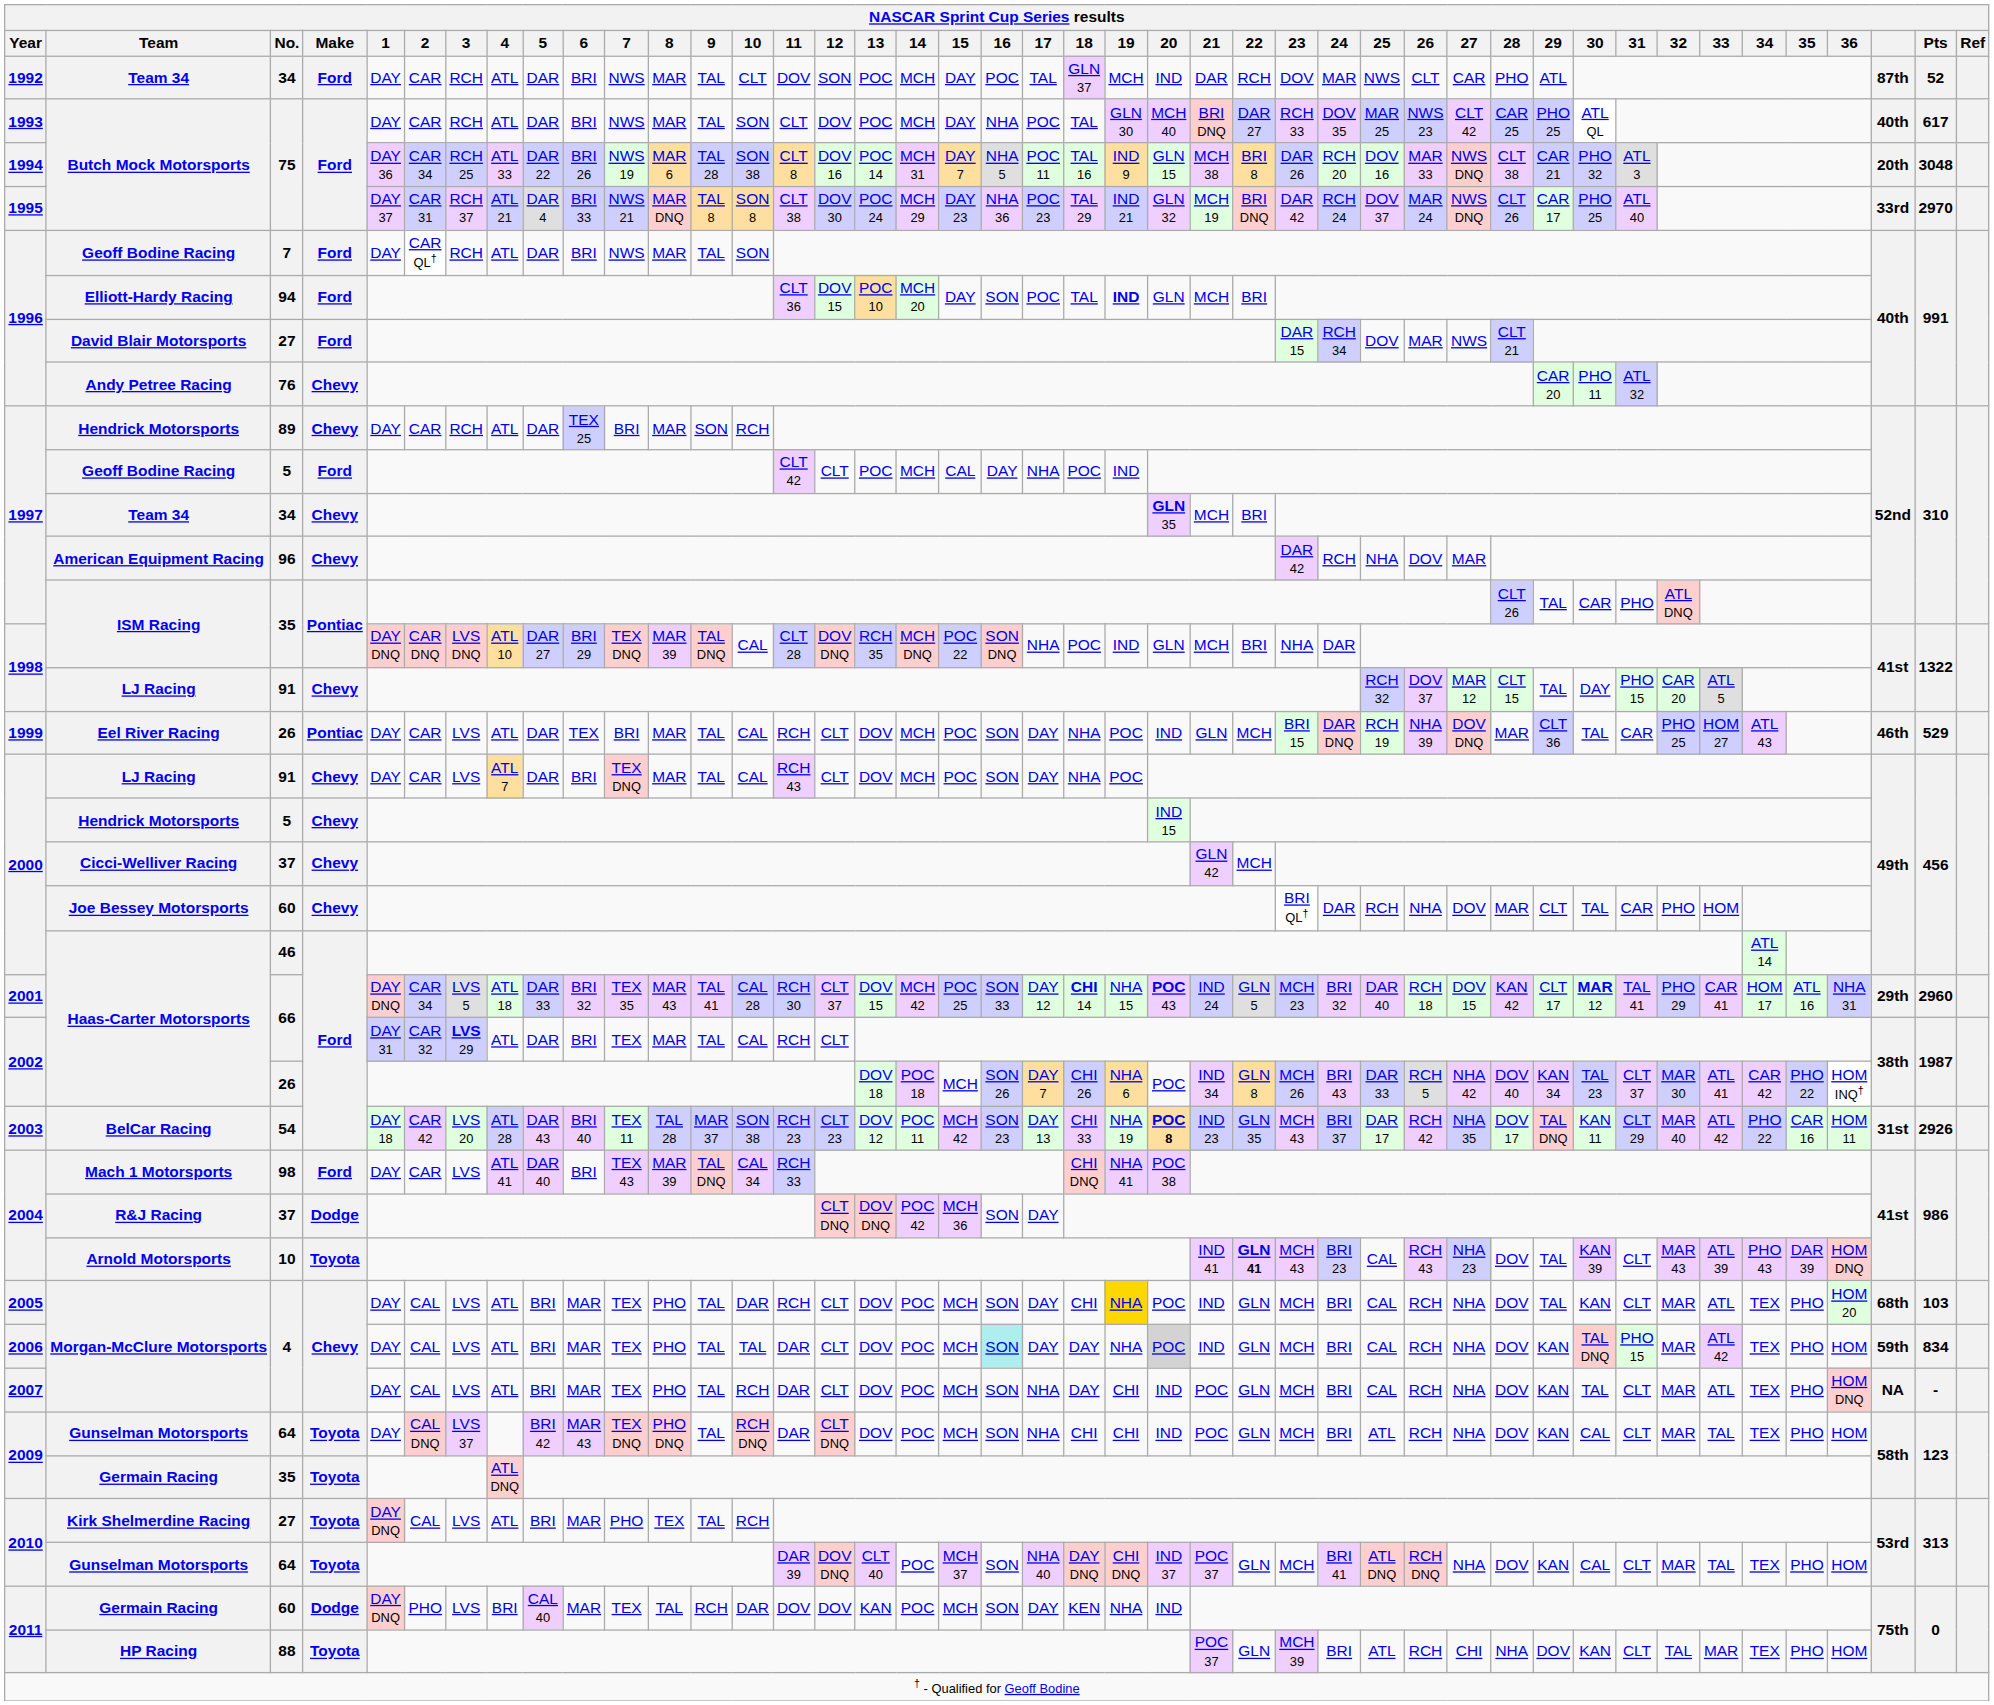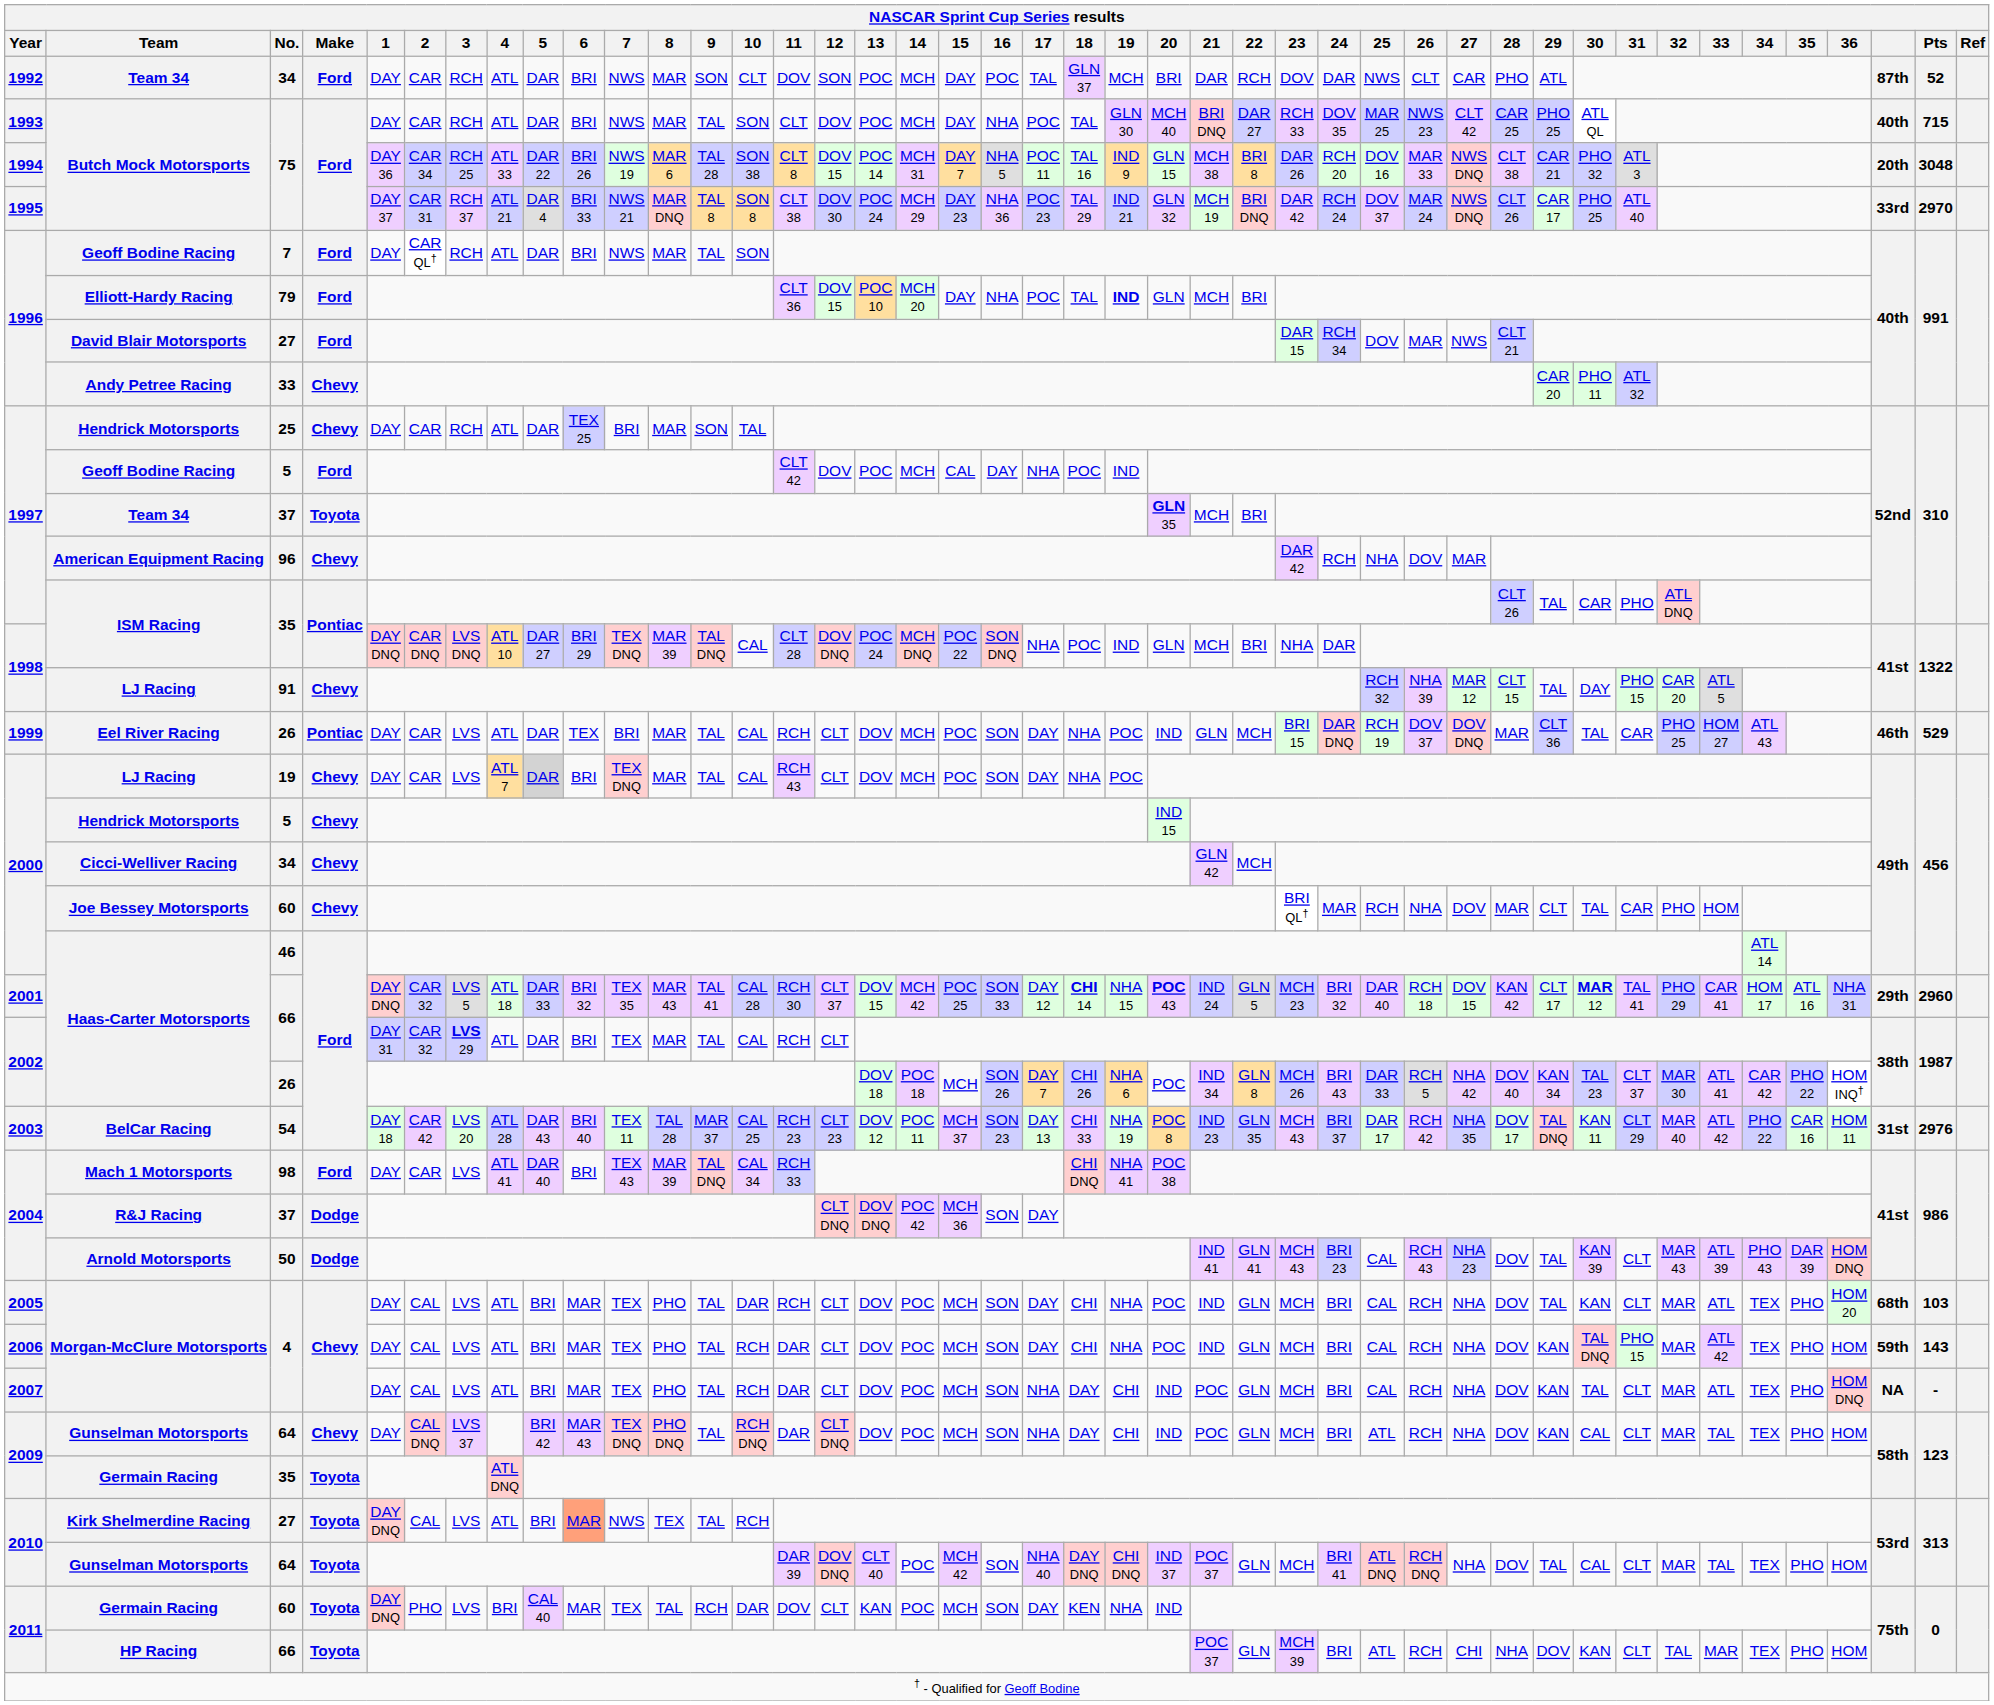(711, 77) TAL -> (711, 77) SON
(1169, 77) IND -> (1169, 77) BRI
(1339, 77) MAR -> (1339, 77) DAR
(1936, 121) 617 -> (1936, 121) 715
(835, 164) DOV 16 -> (835, 164) DOV 15
(287, 297) 94 -> (287, 297) 79
(1002, 297) SON -> (1002, 297) NHA
(287, 384) 76 -> (287, 384) 33
(287, 428) 89 -> (287, 428) 25
(753, 428) RCH -> (753, 428) TAL
(835, 471) CLT -> (835, 471) DOV
(287, 515) 34 -> (287, 515) 37
(335, 515) Chevy -> (335, 515) Toyota
(876, 645) RCH 35 -> (876, 645) POC 24
(1425, 689) DOV 37 -> (1425, 689) NHA 39
(1425, 732) NHA 39 -> (1425, 732) DOV 37
(287, 776) 91 -> (287, 776) 19
(543, 776) no background -> (543, 776) lightgrey background
(287, 864) 37 -> (287, 864) 34
(1339, 908) DAR -> (1339, 908) MAR
(425, 995) CAR 34 -> (425, 995) CAR 32
(753, 1128) SON 38 -> (753, 1128) CAL 25
(960, 1128) MCH 42 -> (960, 1128) MCH 37
(1169, 1128) bold -> (1169, 1128) normal
(1936, 1128) 2926 -> (1936, 1128) 2976
(287, 1259) 10 -> (287, 1259) 50
(335, 1259) Toyota -> (335, 1259) Dodge
(1254, 1259) bold -> (1254, 1259) normal
(1126, 1303) gold background -> (1126, 1303) no background
(753, 1346) TAL -> (753, 1346) RCH
(1002, 1346) paleturquoise background -> (1002, 1346) no background
(1084, 1346) DAY -> (1084, 1346) CHI
(1169, 1346) lightgrey background -> (1169, 1346) no background
(1936, 1346) 834 -> (1936, 1346) 143
(335, 1434) Toyota -> (335, 1434) Chevy
(1084, 1434) CHI -> (1084, 1434) DAY
(584, 1521) no background -> (584, 1521) lightsalmon background
(627, 1521) PHO -> (627, 1521) NWS
(960, 1564) MCH 37 -> (960, 1564) MCH 42
(1553, 1564) KAN -> (1553, 1564) TAL
(335, 1608) Dodge -> (335, 1608) Toyota
(835, 1608) DOV -> (835, 1608) CLT
(287, 1651) 88 -> (287, 1651) 66
